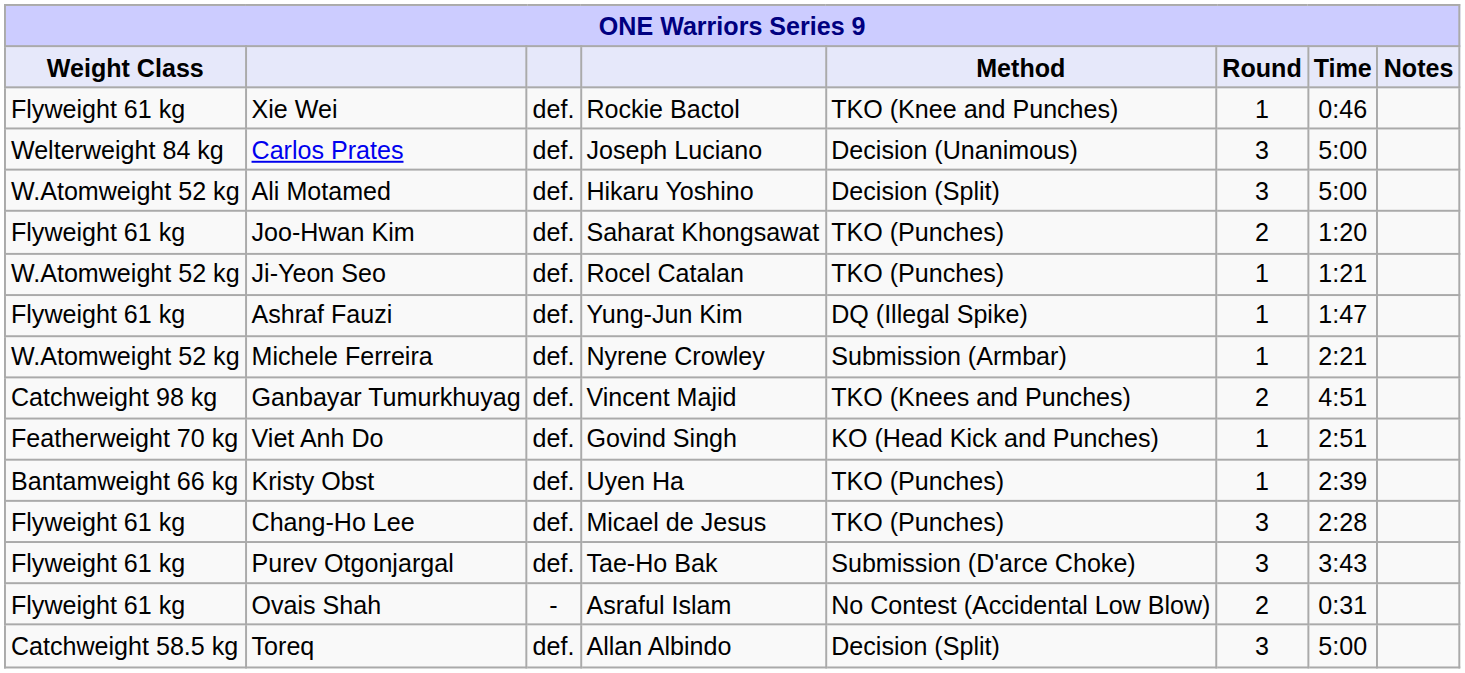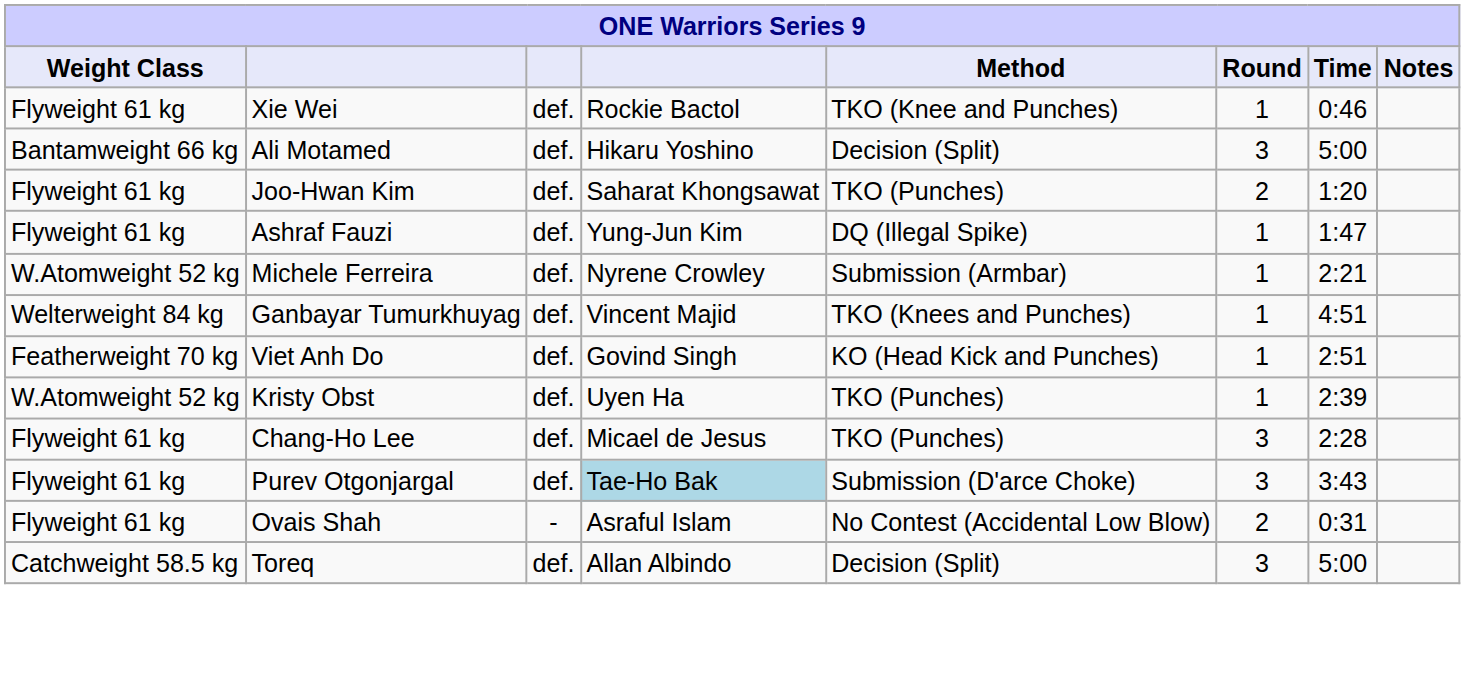- row: (328, 149)
(125, 191) W.Atomweight 52 kg -> (125, 149) Bantamweight 66 kg
- row: (319, 274)
(114, 398) Catchweight 98 kg -> (117, 315) Welterweight 84 kg
(1262, 398) 2 -> (1262, 315) 1
(125, 480) Bantamweight 66 kg -> (125, 398) W.Atomweight 52 kg
(652, 563) no background -> (652, 480) lightblue background
